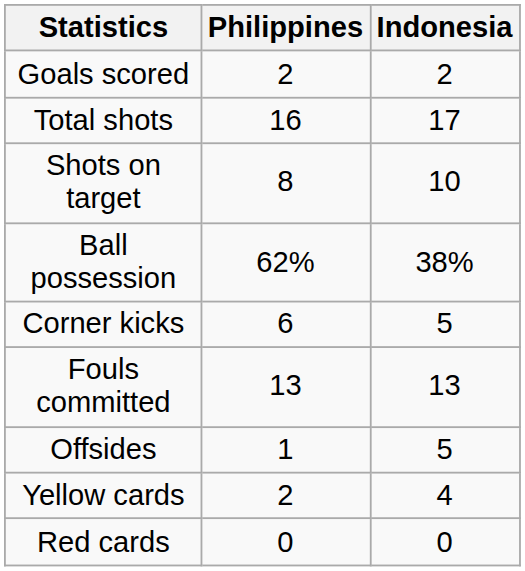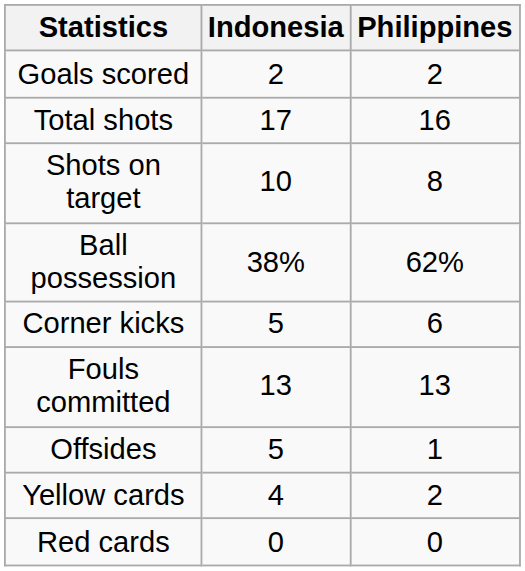columns swapped: (445, 27) <-> (285, 27)
